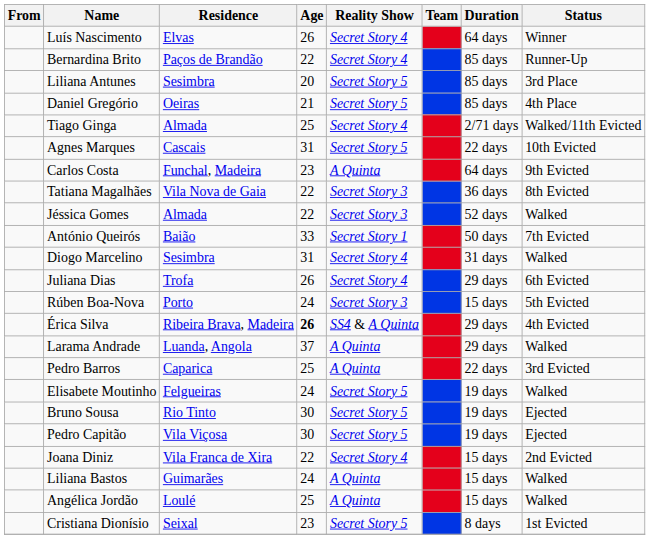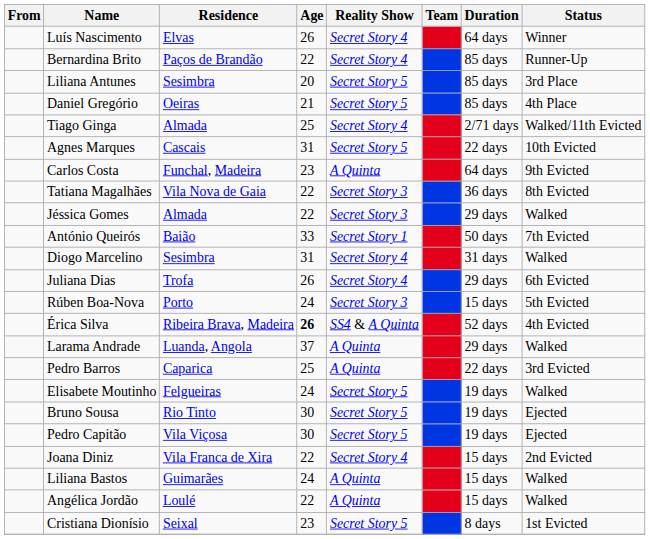(486, 214) 52 days -> (486, 214) 29 days
(486, 324) 29 days -> (486, 324) 52 days
(307, 501) 25 -> (307, 501) 22
